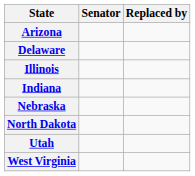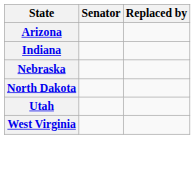- row: (42, 50)
- row: (42, 69)
